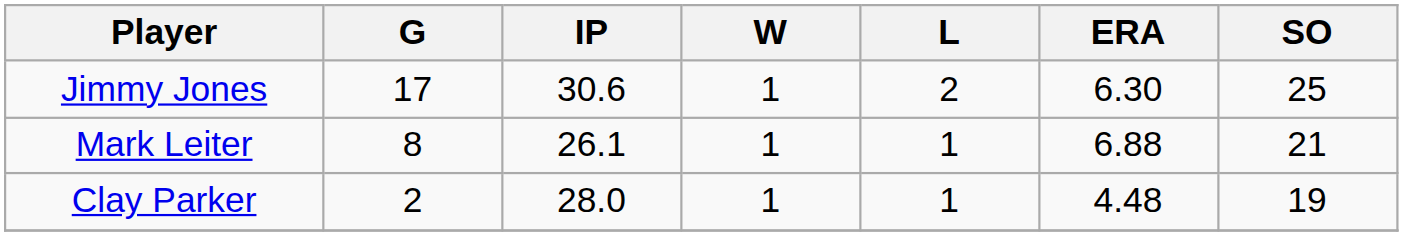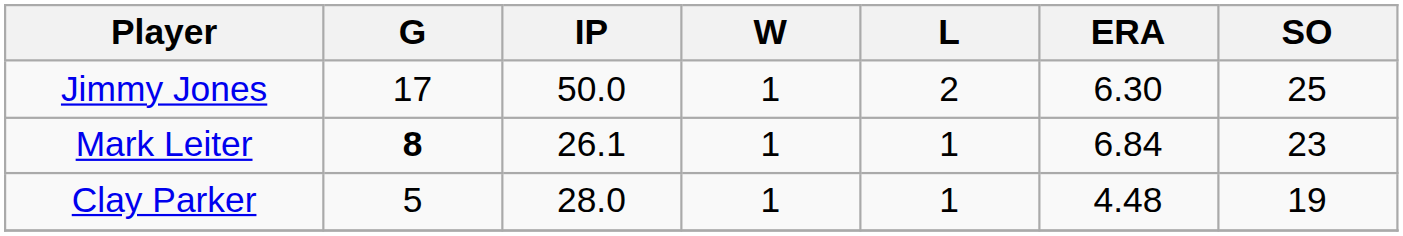(591, 88) 30.6 -> (591, 88) 50.0
(413, 144) normal -> (413, 144) bold
(1128, 144) 6.88 -> (1128, 144) 6.84
(1307, 144) 21 -> (1307, 144) 23
(413, 200) 2 -> (413, 200) 5
